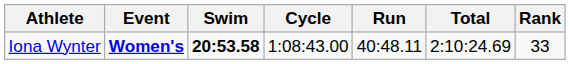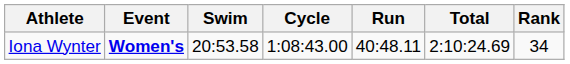(226, 46) bold -> (225, 46) normal
(540, 46) 33 -> (539, 46) 34
